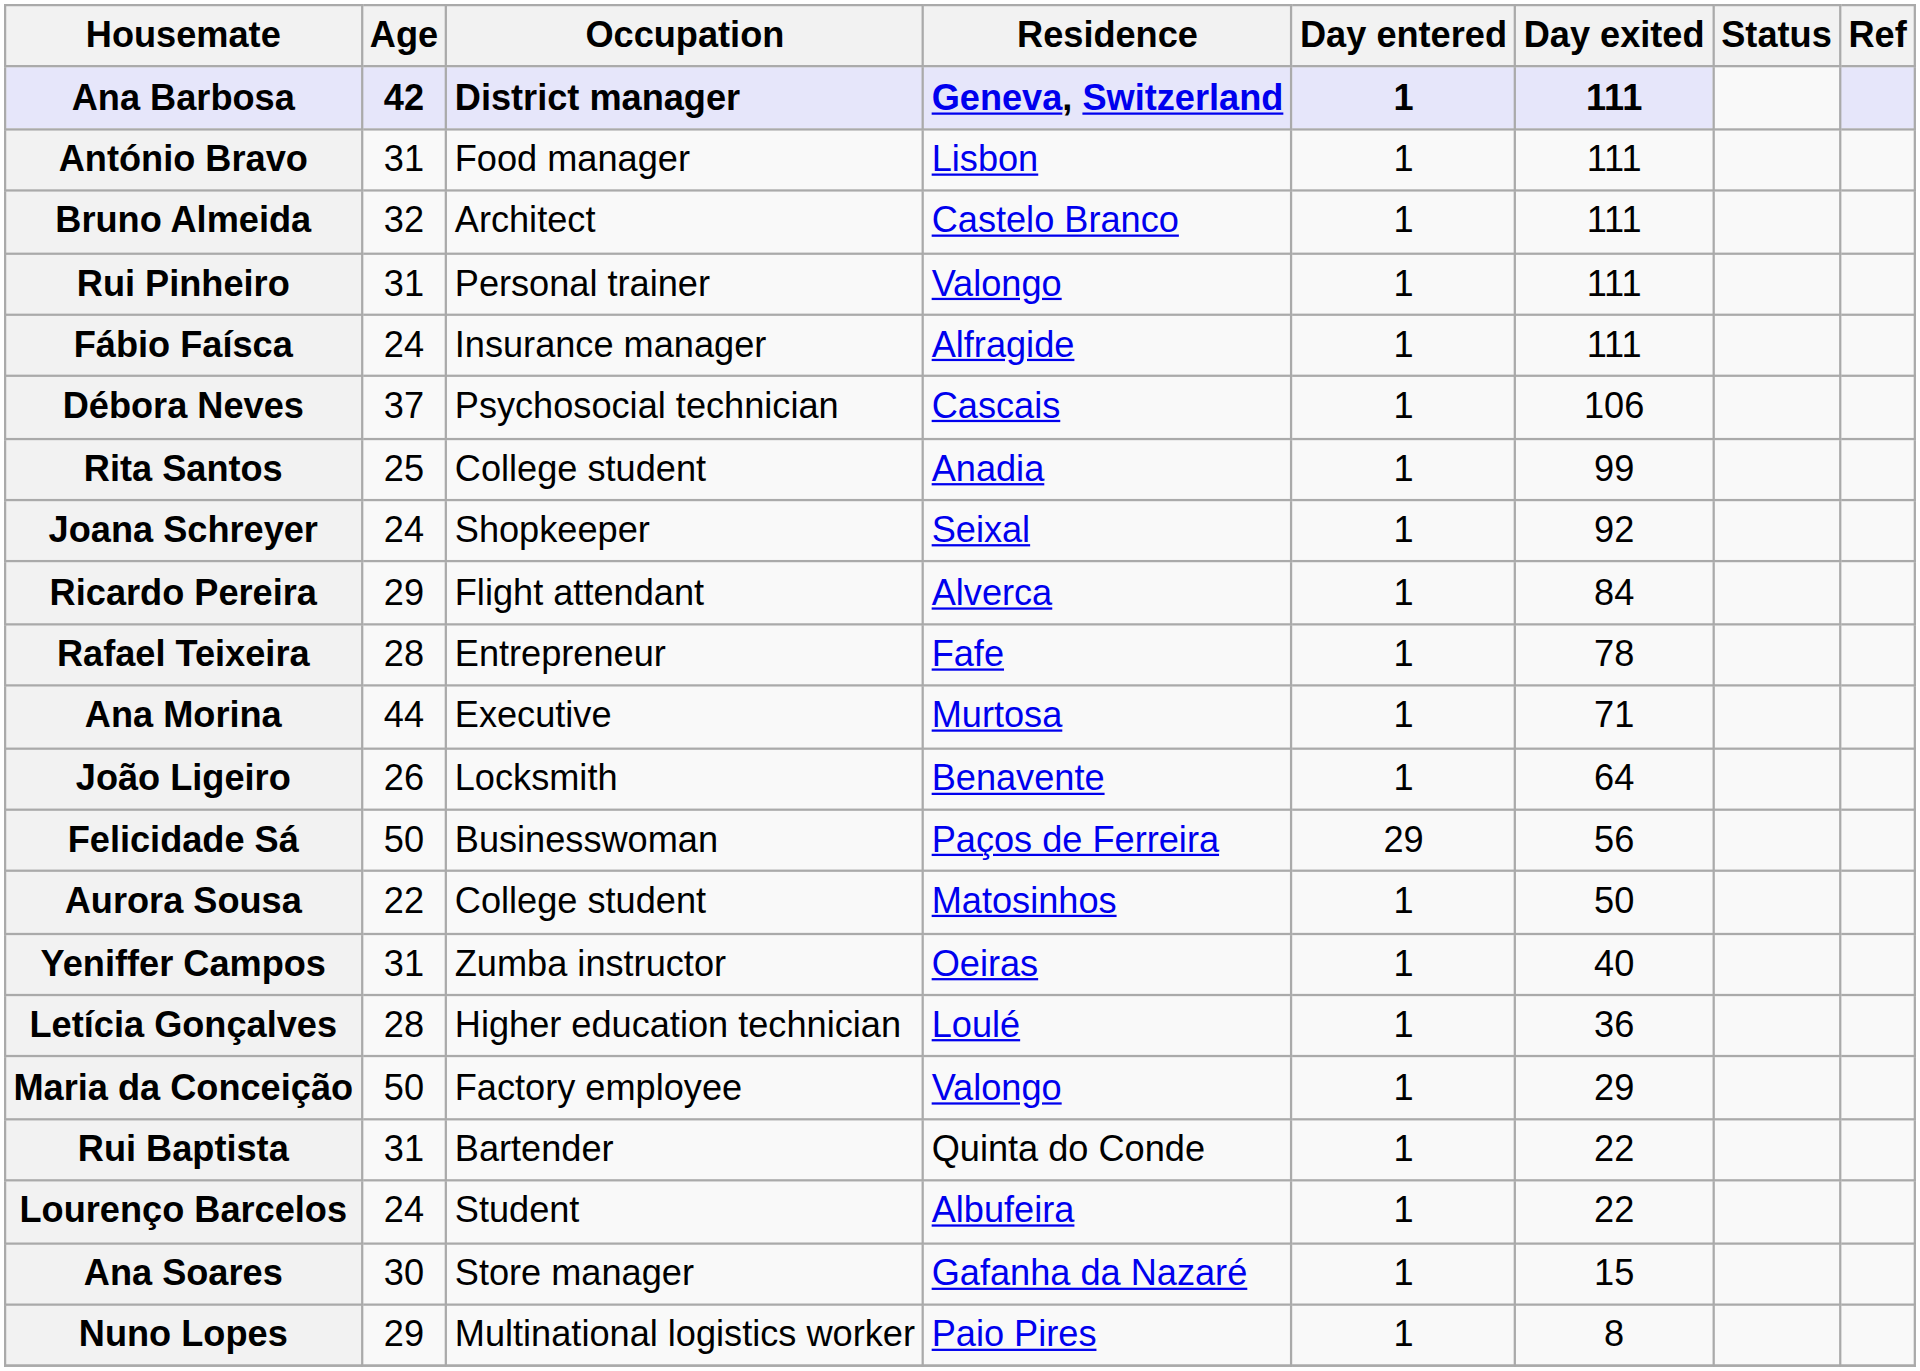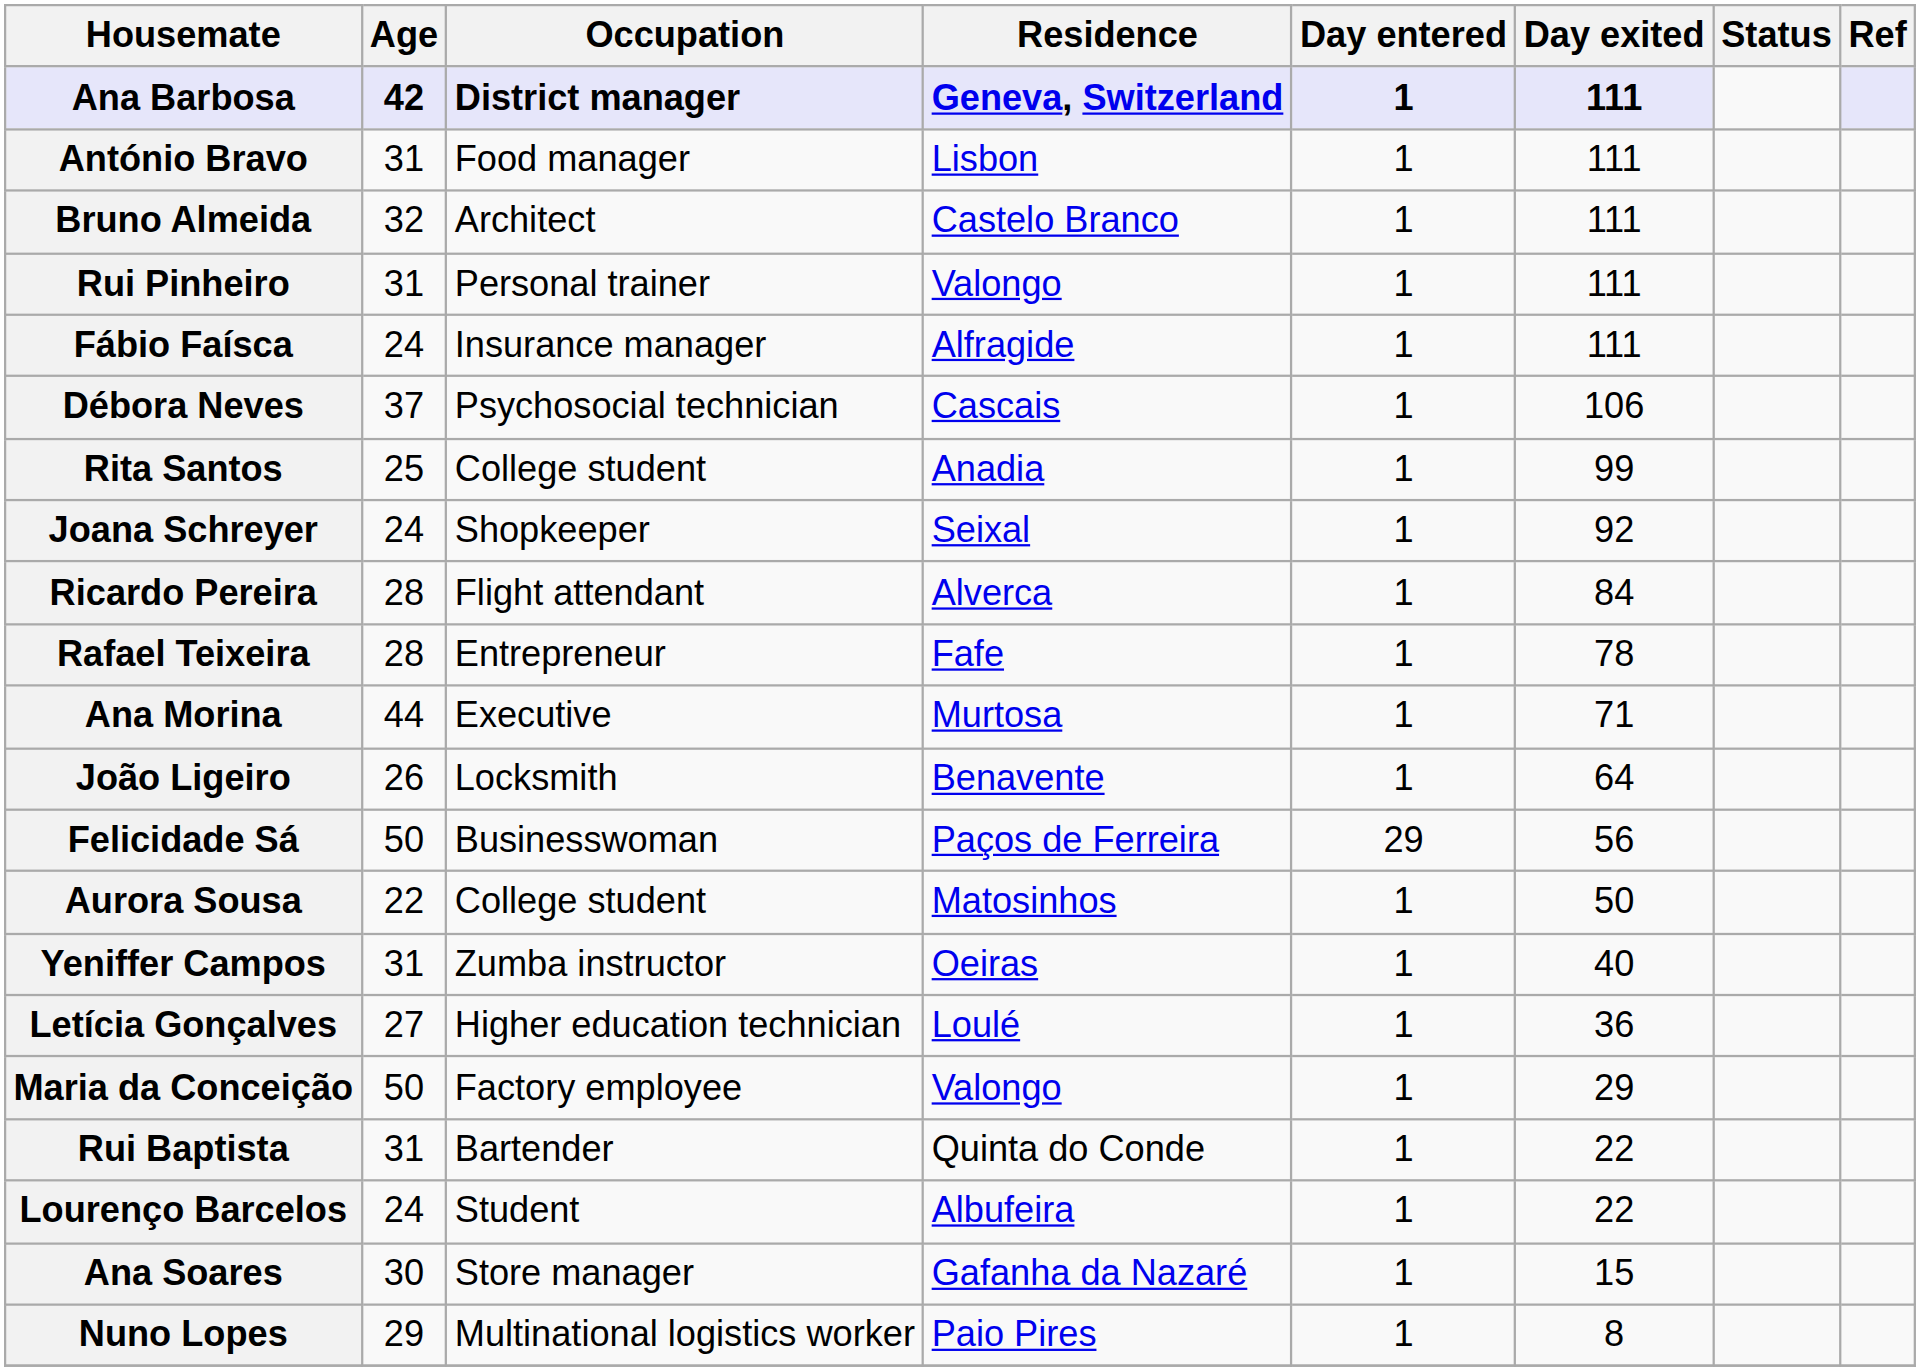(404, 592) 29 -> (404, 592) 28
(404, 1025) 28 -> (404, 1025) 27
